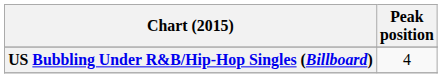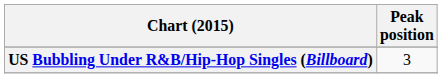(407, 60) 4 -> (407, 60) 3
